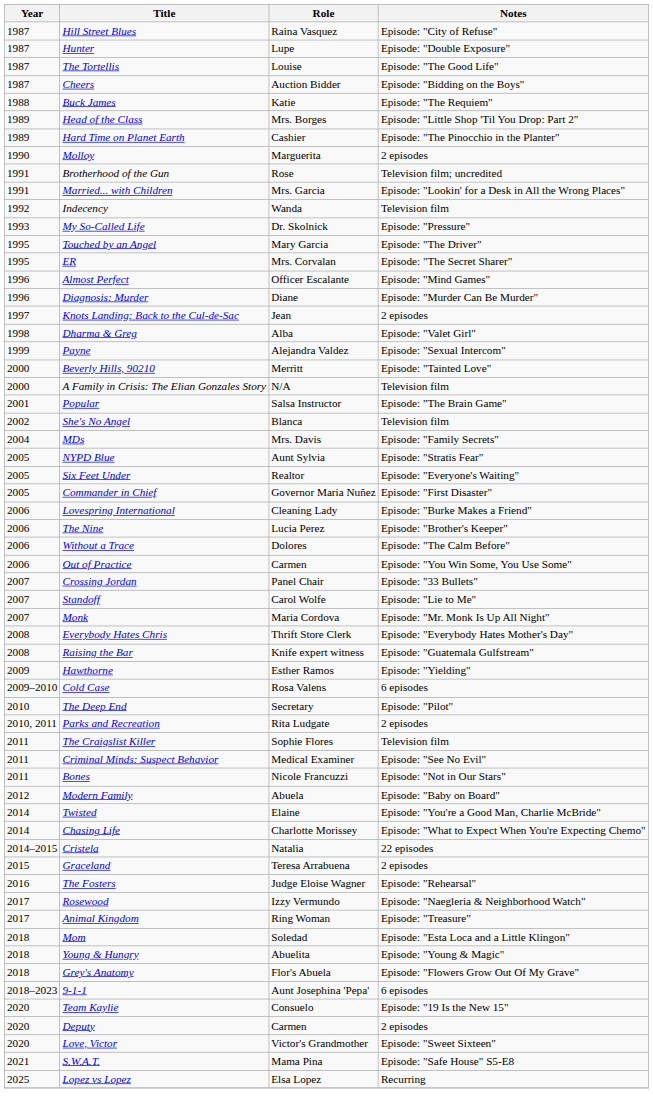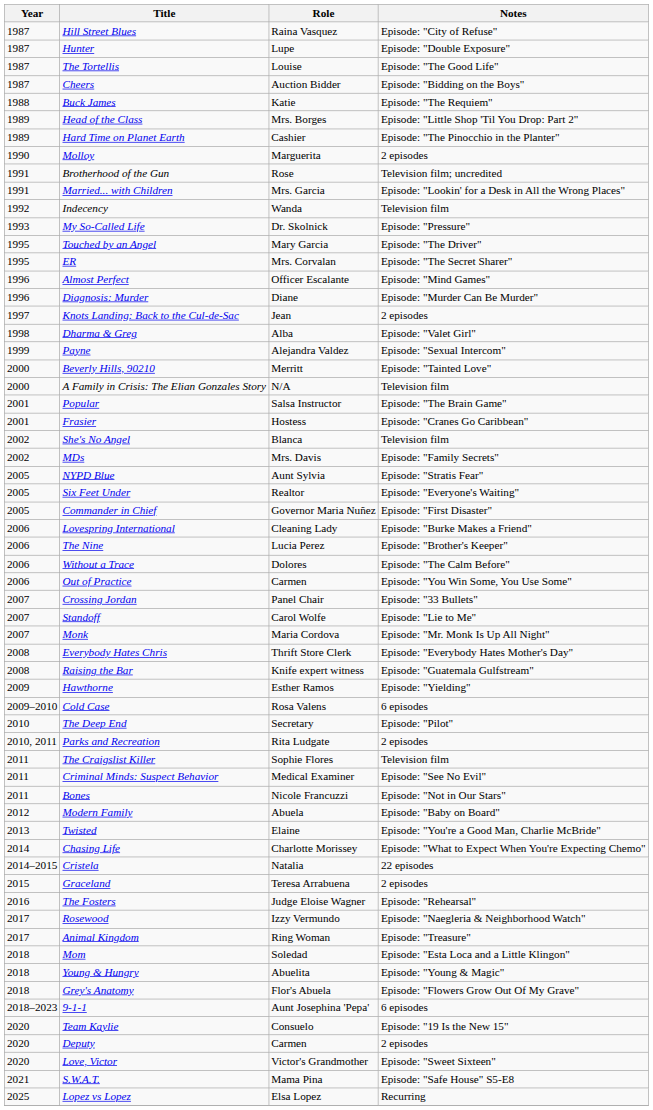+ row: (79, 421)
(18, 439) 2004 -> (18, 457) 2002
(18, 812) 2014 -> (18, 830) 2013
